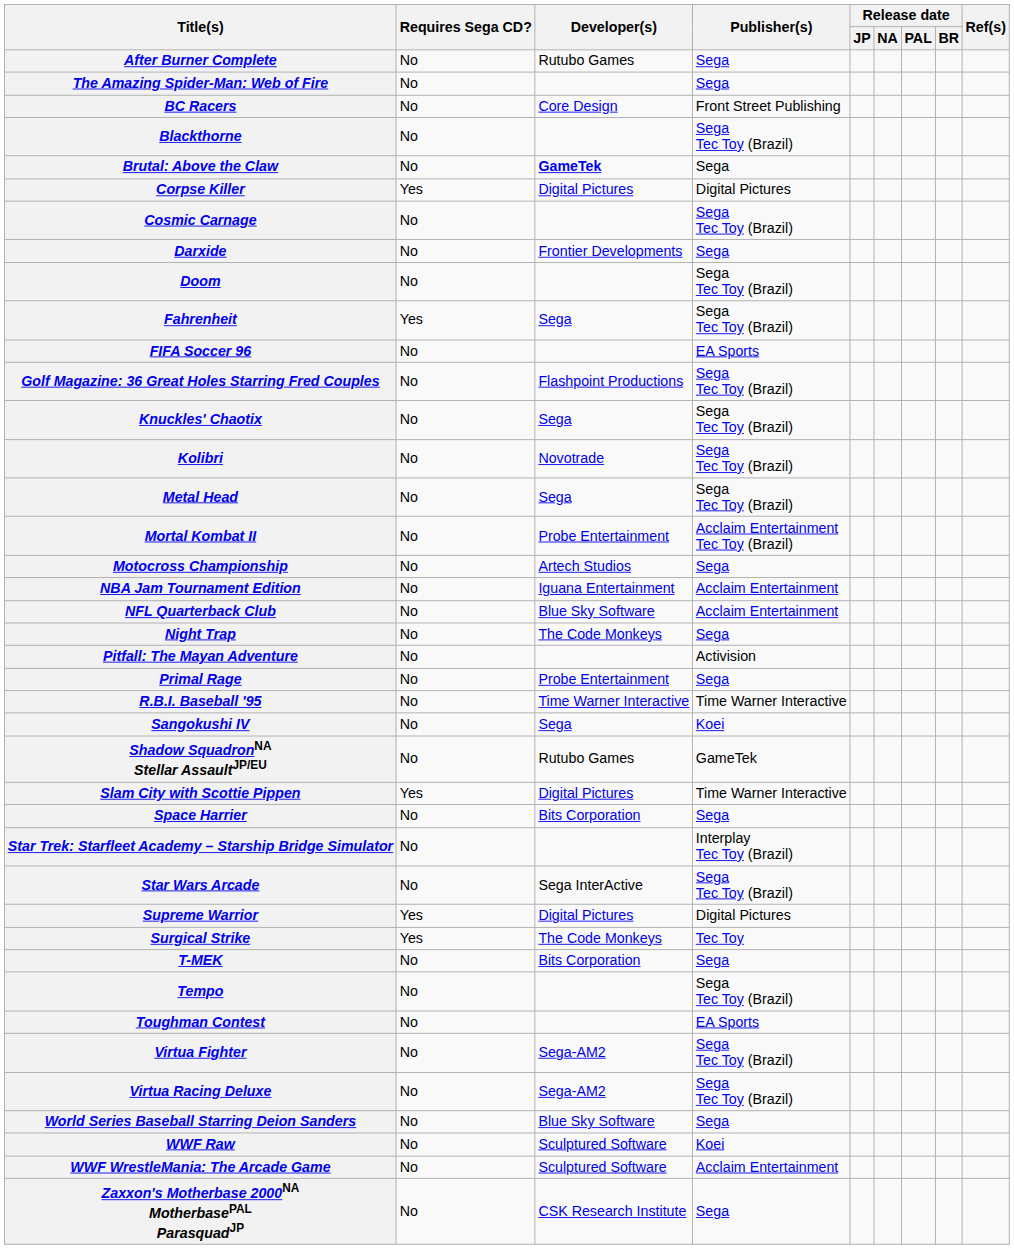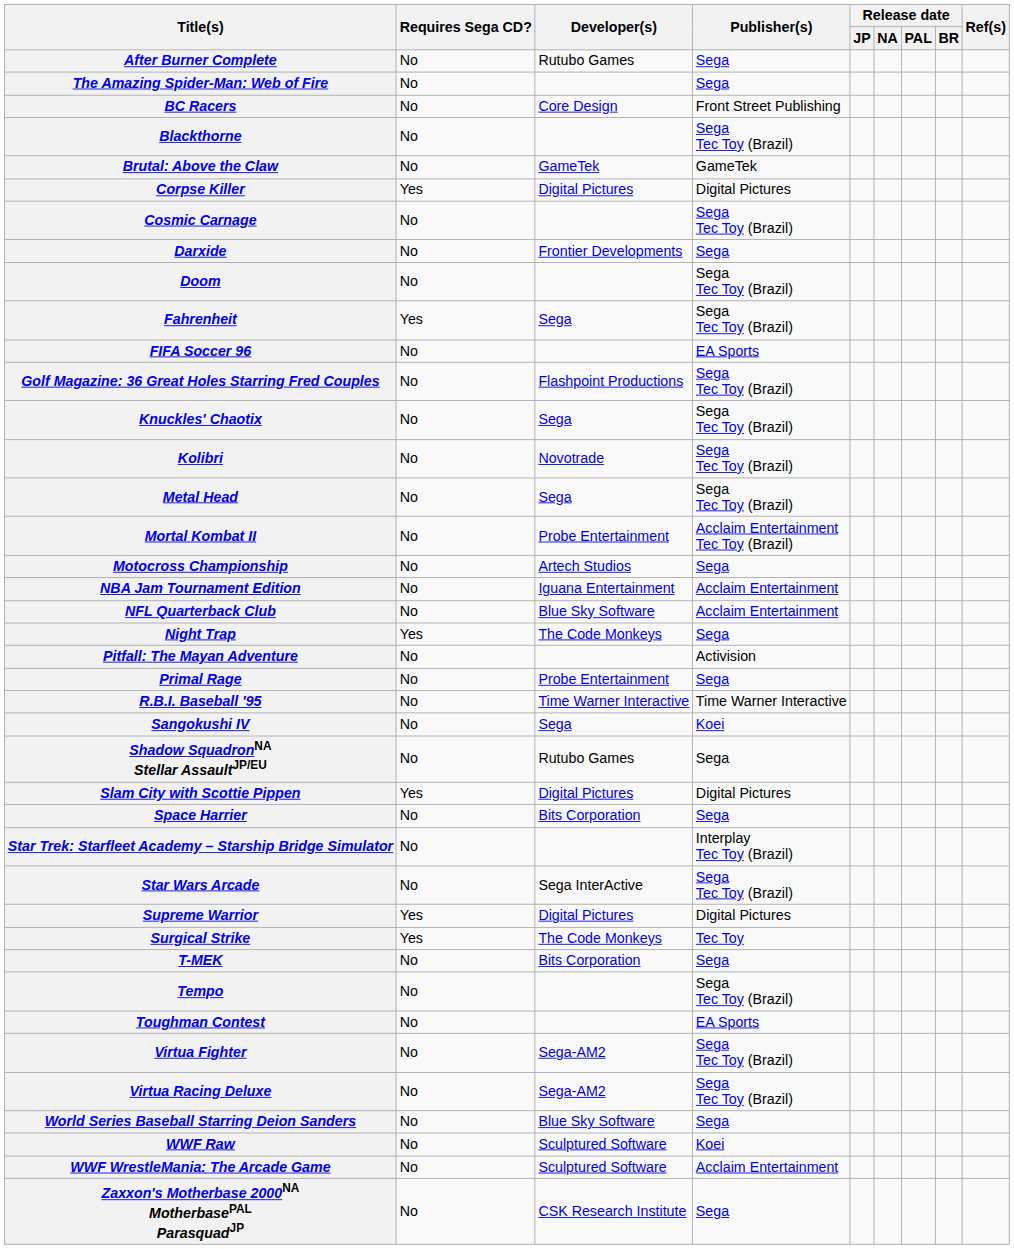(570, 167) bold -> (569, 167) normal
(712, 167) Sega -> (726, 167) GameTek
(409, 634) No -> (411, 634) Yes
(726, 759) GameTek -> (712, 759) Sega
(771, 793) Time Warner Interactive -> (743, 793) Digital Pictures
